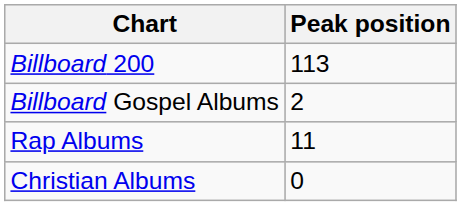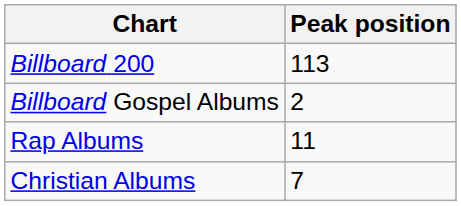(297, 180) 0 -> (297, 180) 7
